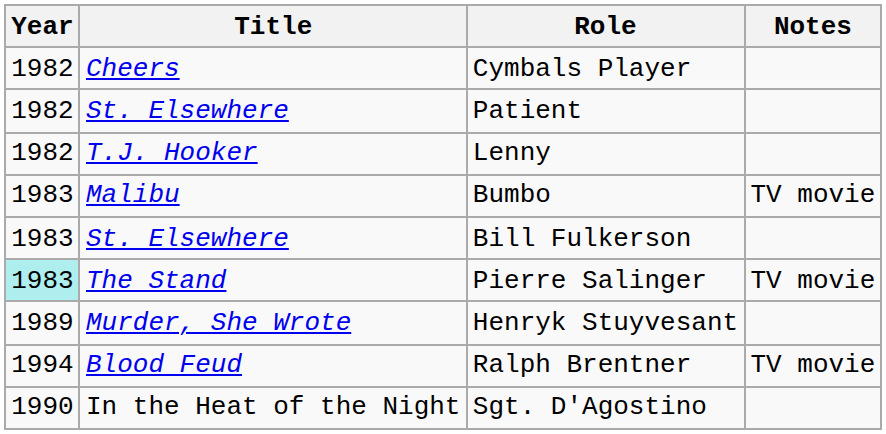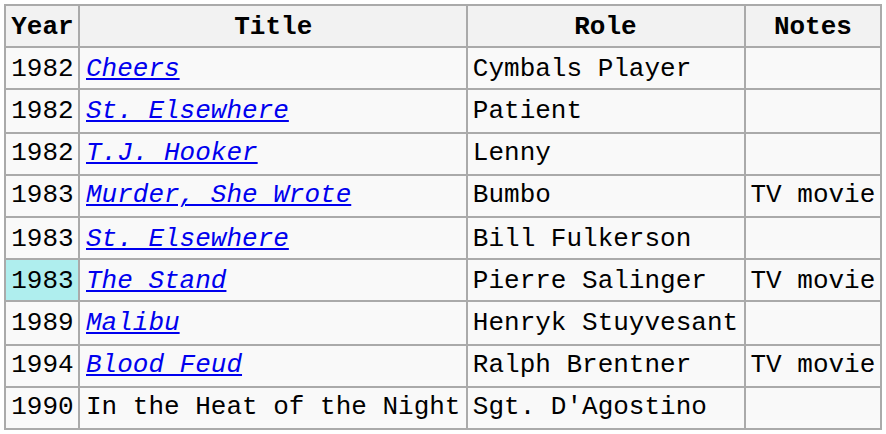(133, 196) Malibu -> (219, 196) Murder, She Wrote
(219, 323) Murder, She Wrote -> (133, 323) Malibu
